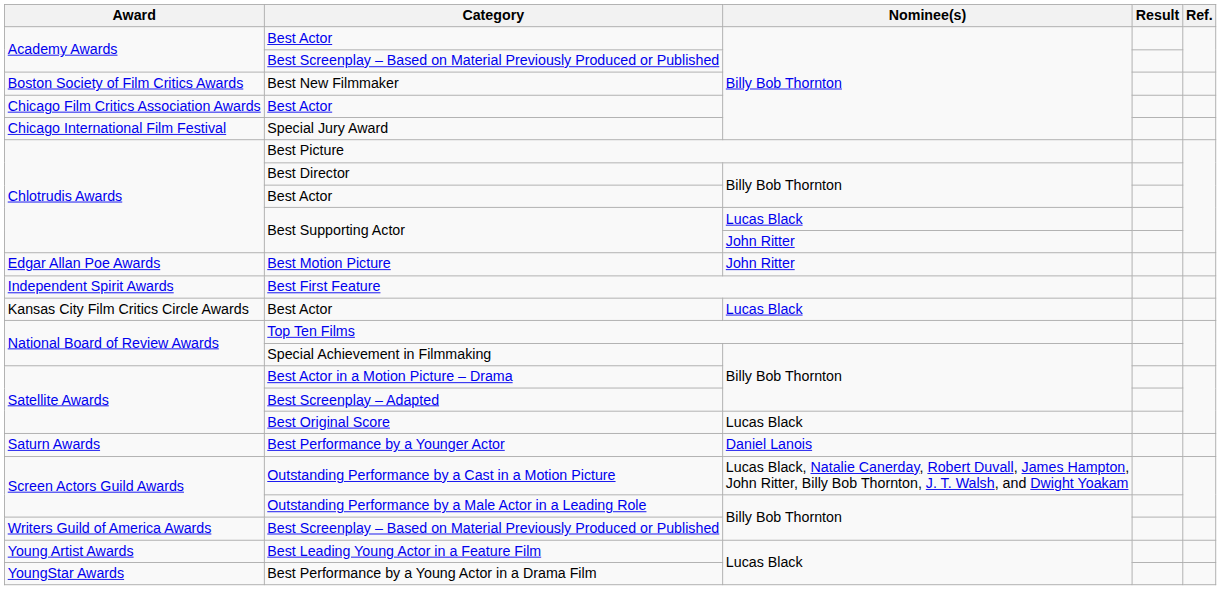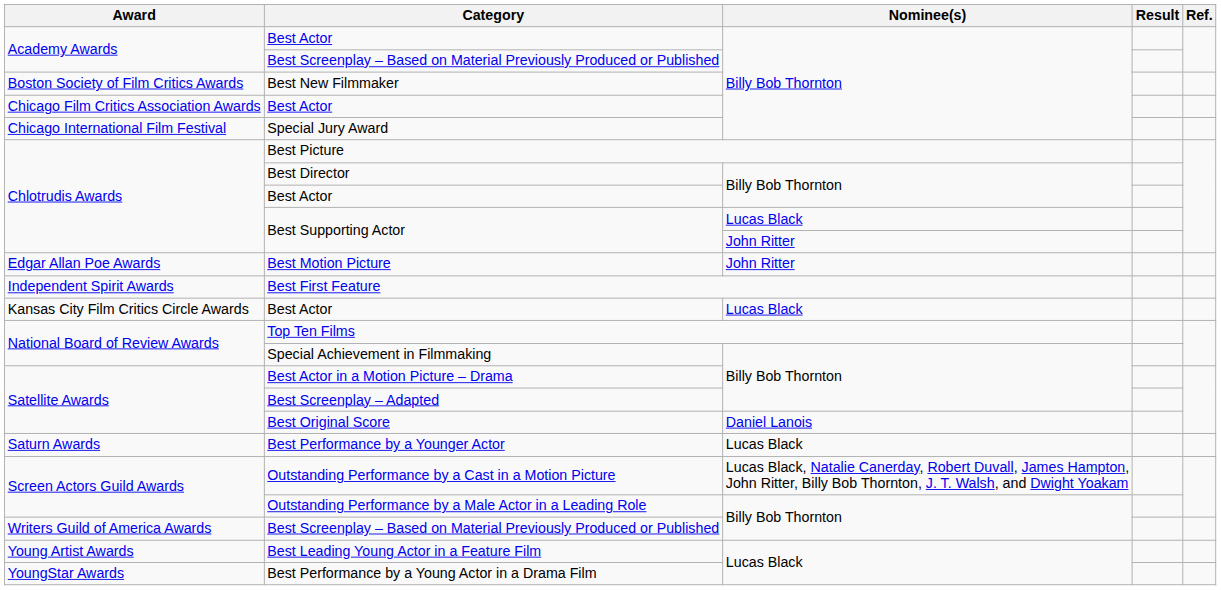(764, 422) Lucas Black -> (769, 422) Daniel Lanois
(769, 444) Daniel Lanois -> (764, 444) Lucas Black
